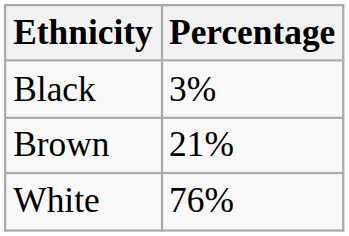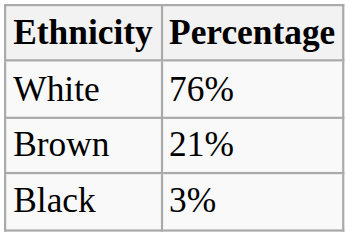rows swapped: (56, 200) <-> (55, 88)
